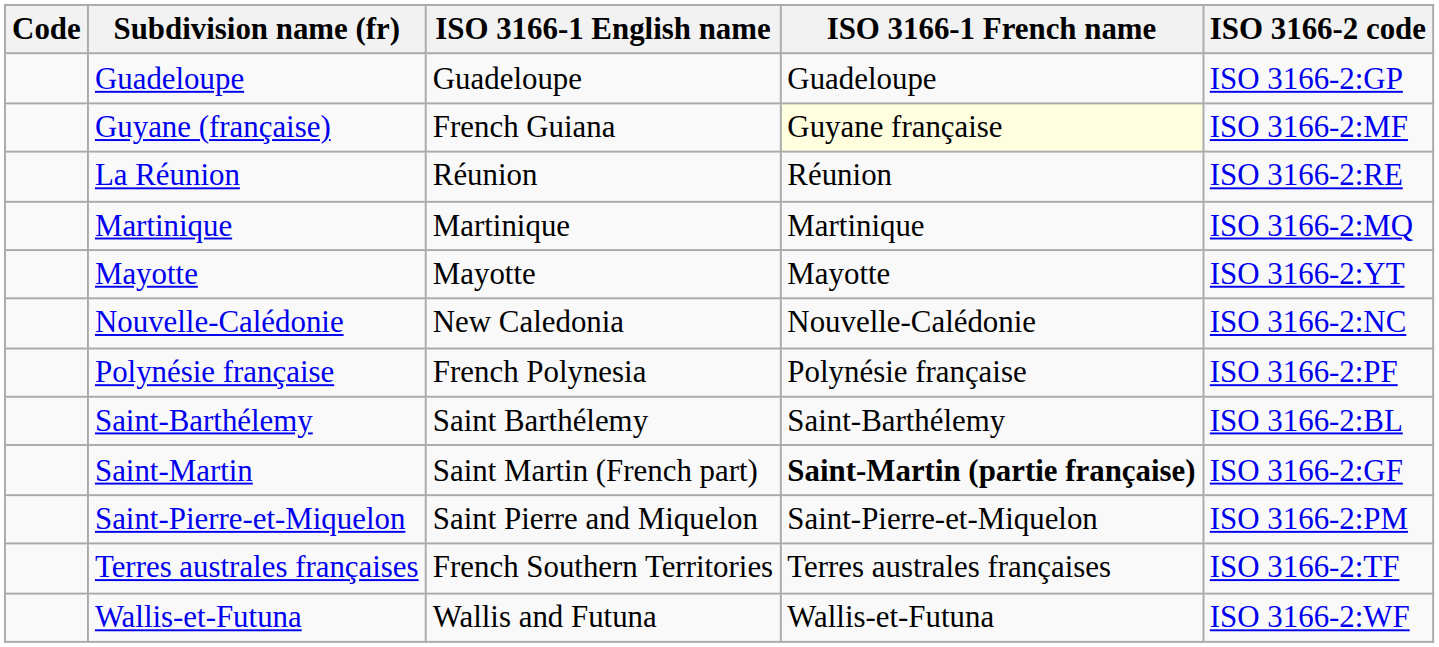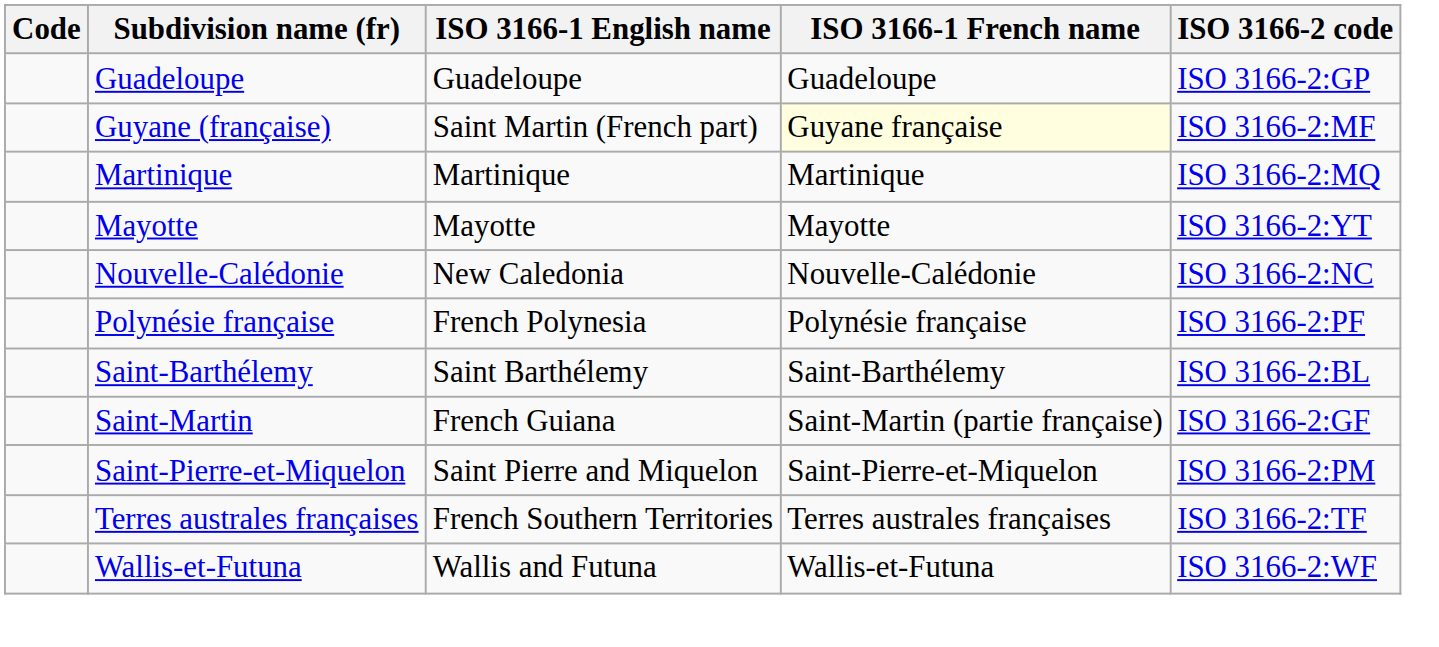(524, 126) French Guiana -> (595, 126) Saint Martin (French part)
- row: (167, 175)
(595, 469) Saint Martin (French part) -> (524, 420) French Guiana
(991, 469) bold -> (975, 420) normal
